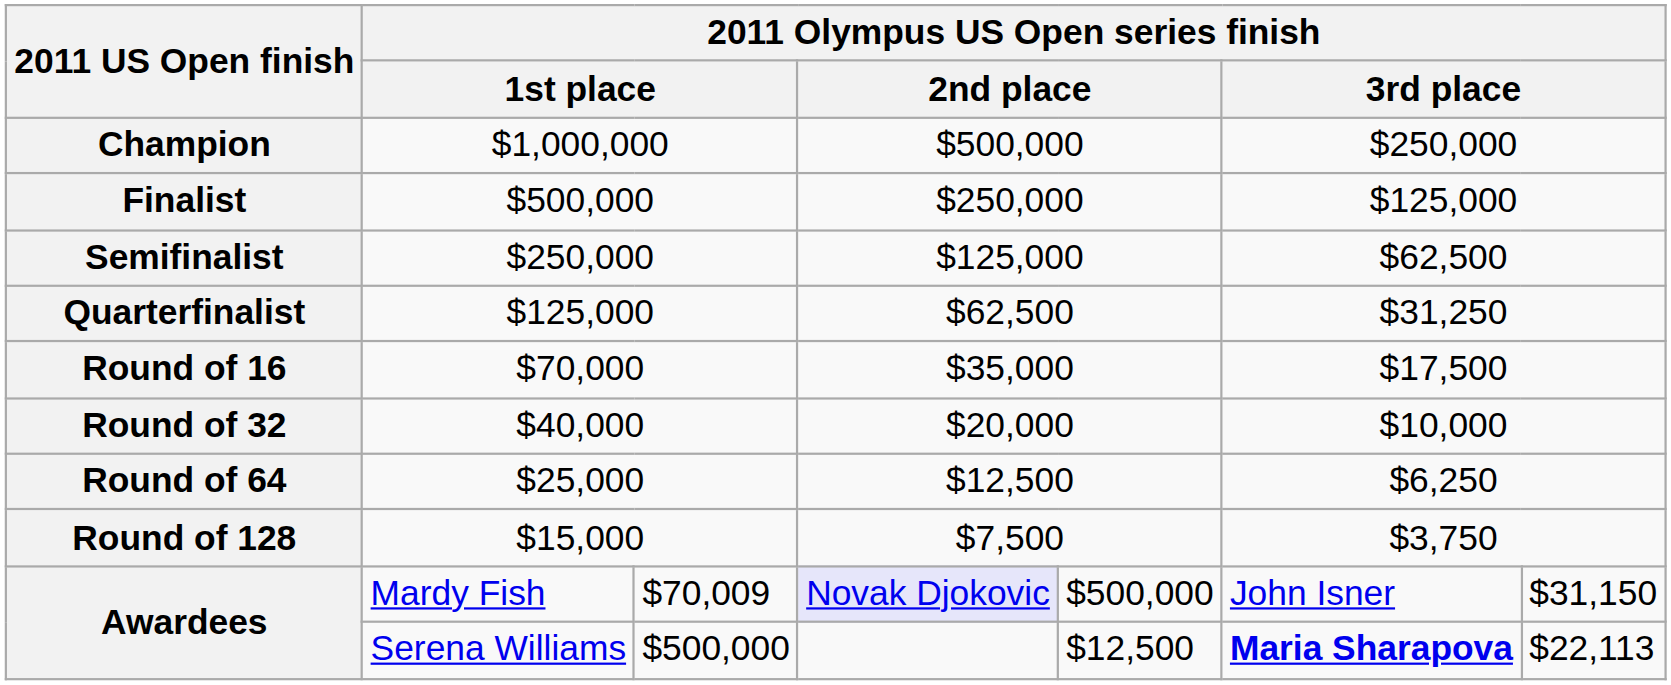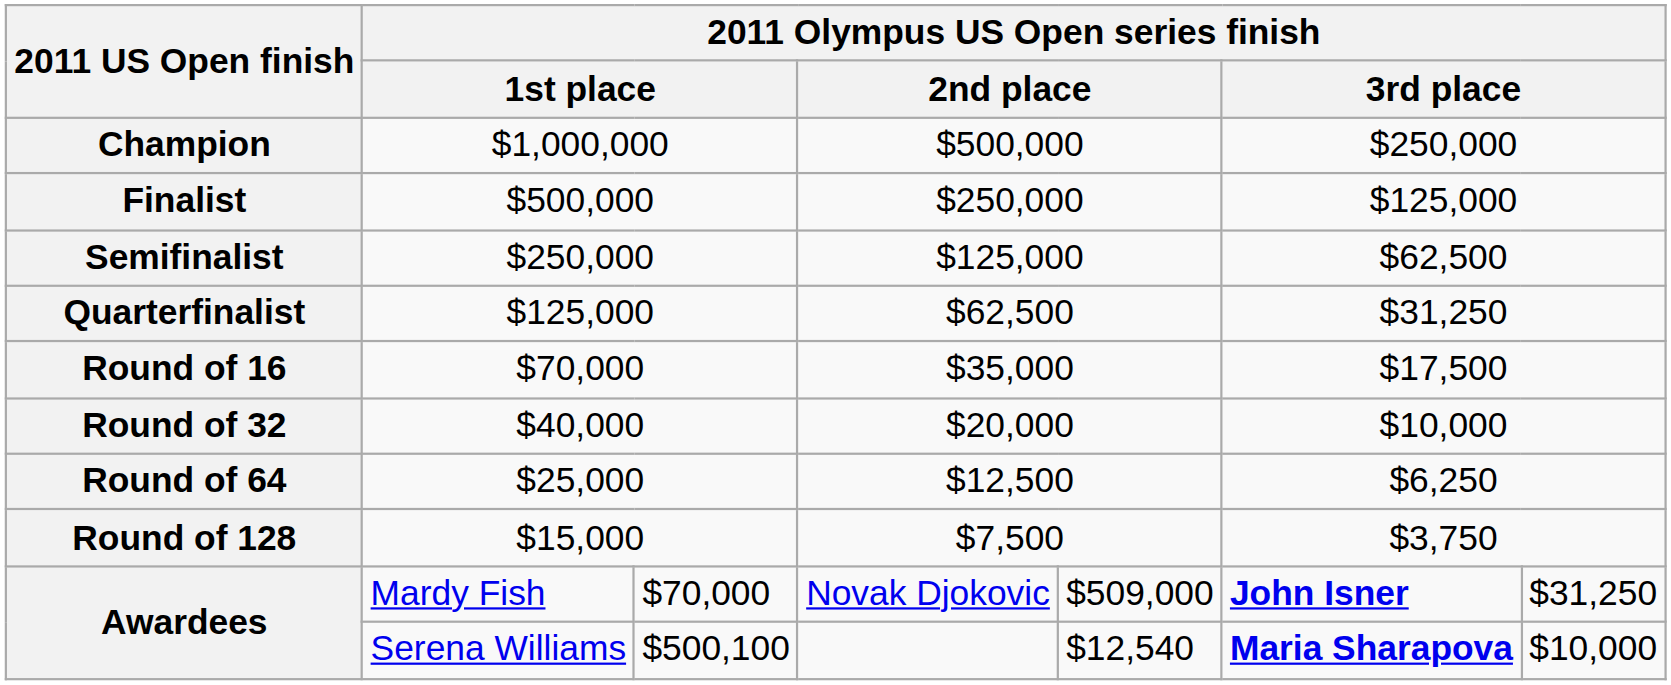(706, 593) $70,009 -> (706, 593) $70,000
(928, 593) lavender background -> (928, 593) no background
(1140, 593) $500,000 -> (1140, 593) $509,000
(1312, 593) normal -> (1319, 593) bold
(1593, 593) $31,150 -> (1593, 593) $31,250
(716, 649) $500,000 -> (716, 649) $500,100
(1130, 649) $12,500 -> (1130, 649) $12,540
(1592, 649) $22,113 -> (1593, 649) $10,000
